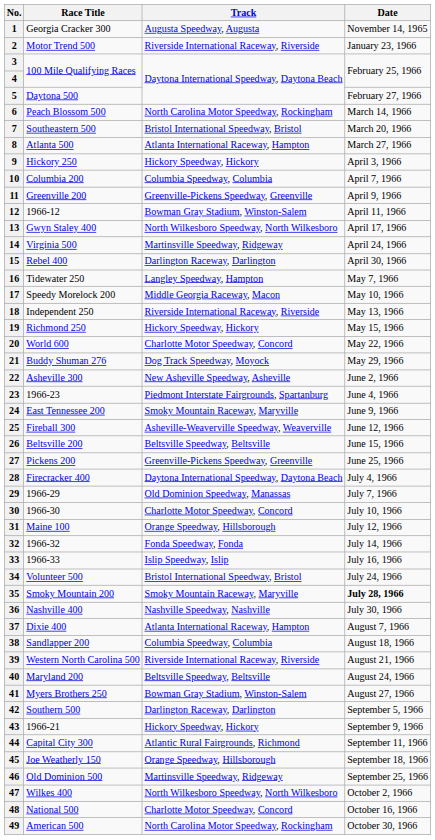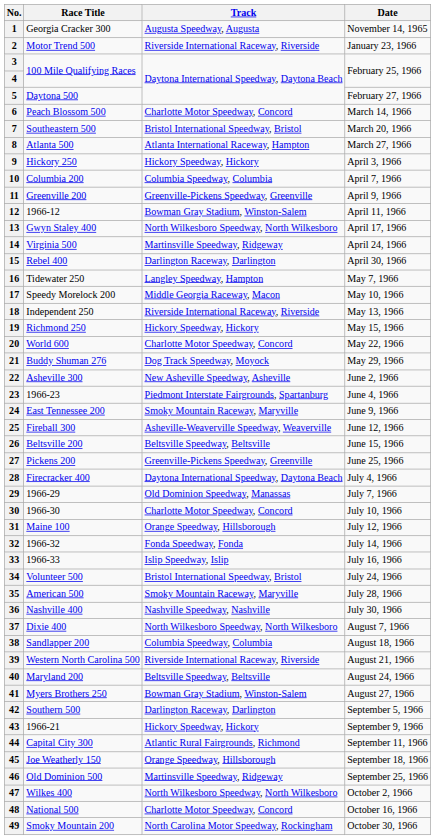(239, 112) North Carolina Motor Speedway, Rockingham -> (219, 112) Charlotte Motor Speedway, Concord
(70, 593) Smoky Mountain 200 -> (55, 593) American 500
(375, 593) bold -> (375, 593) normal
(227, 626) Atlanta International Raceway, Hampton -> (241, 626) North Wilkesboro Speedway, North Wilkesboro
(55, 825) American 500 -> (70, 825) Smoky Mountain 200
